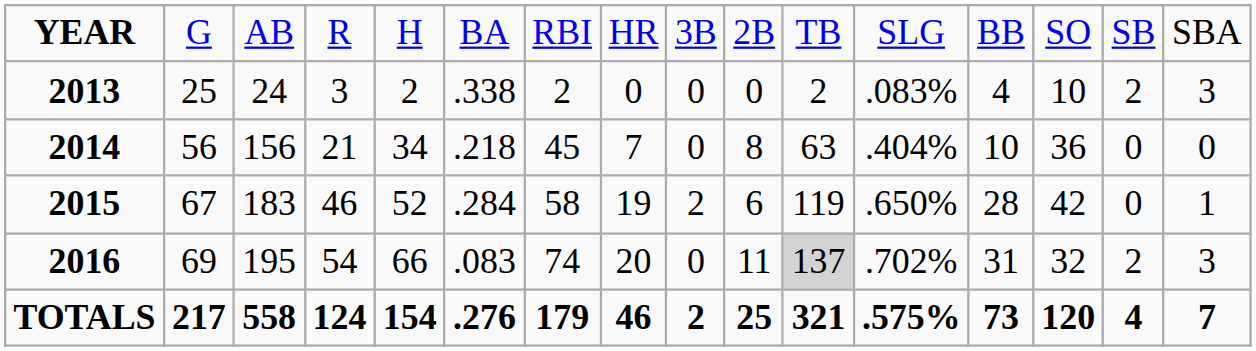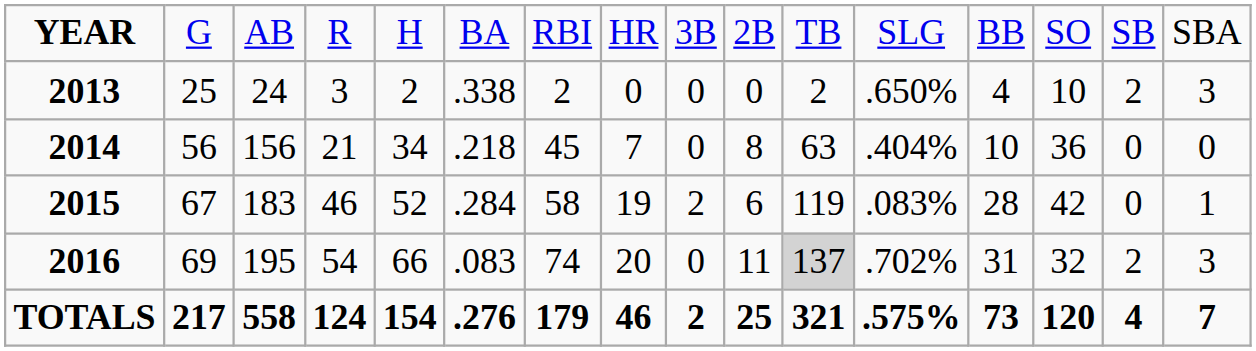(911, 89) .083% -> (911, 89) .650%
(911, 203) .650% -> (911, 203) .083%
